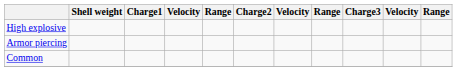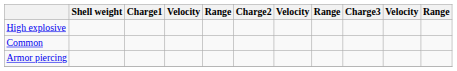rows swapped: (25, 58) <-> (37, 43)
